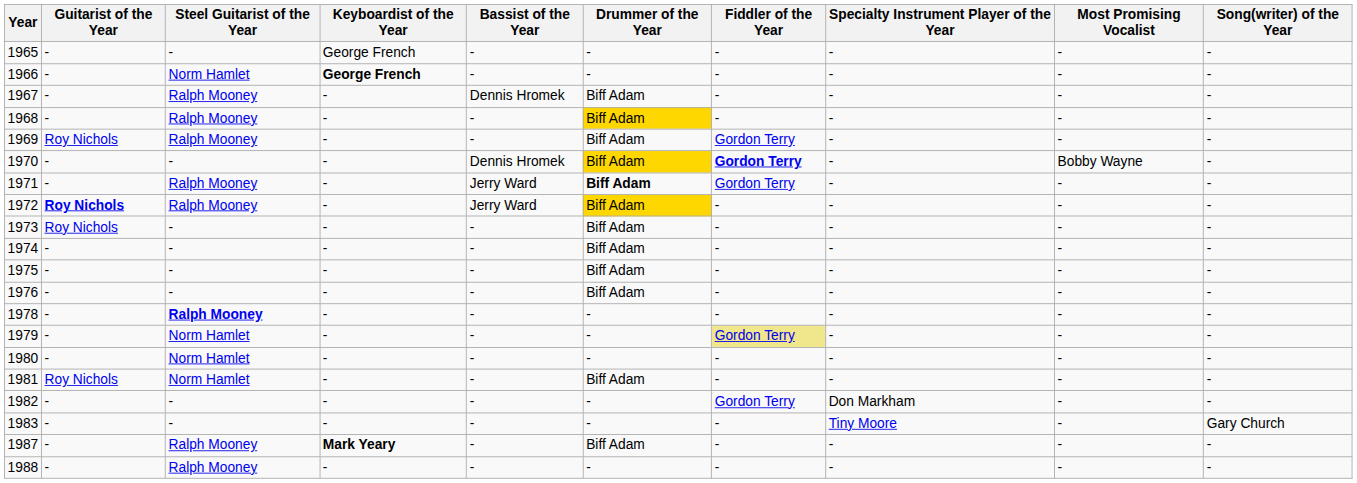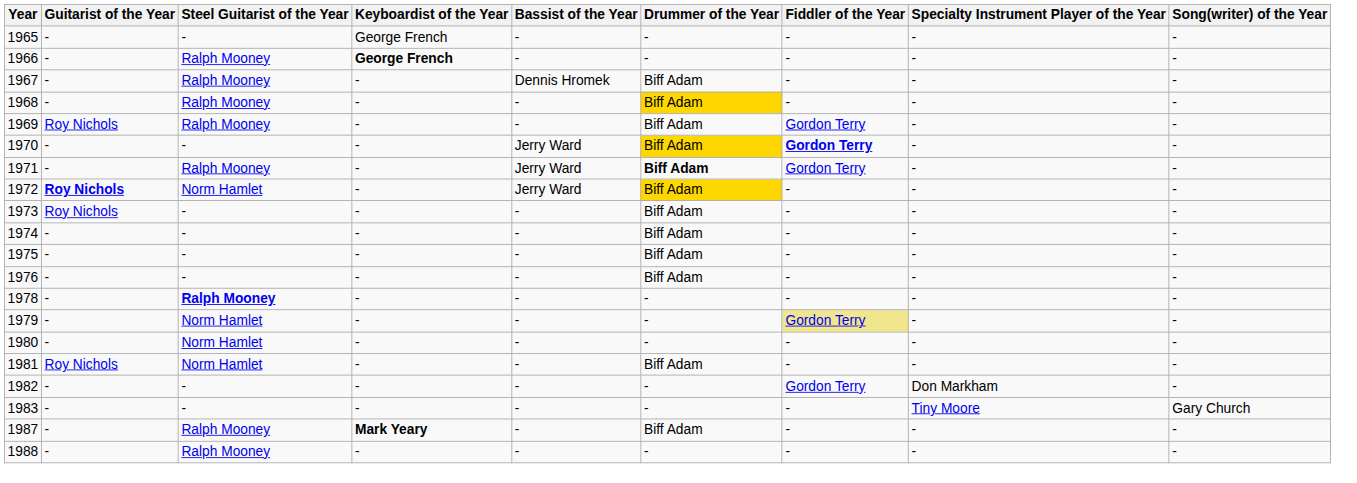- column: (1129, 23)
(209, 74) Norm Hamlet -> (226, 59) Ralph Mooney
(517, 161) Dennis Hromek -> (548, 146) Jerry Ward
(213, 205) Ralph Mooney -> (222, 189) Norm Hamlet
